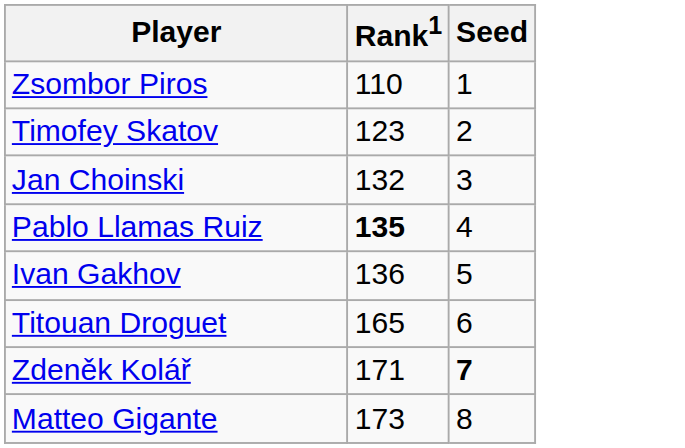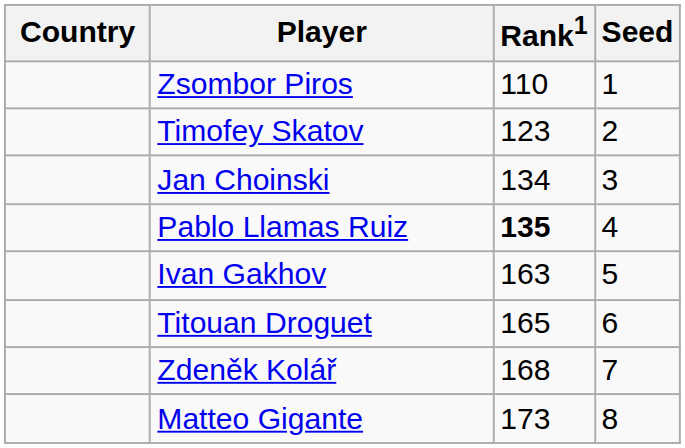+ column: (78, 32)
(380, 179) 132 -> (525, 179) 134
(380, 275) 136 -> (525, 275) 163
(380, 370) 171 -> (525, 370) 168
(464, 370) bold -> (610, 370) normal
